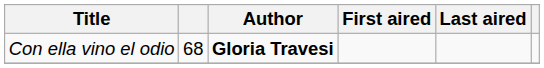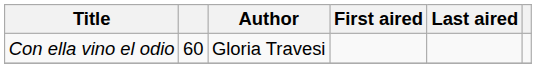(193, 48) 68 -> (193, 48) 60
(273, 48) bold -> (269, 48) normal
